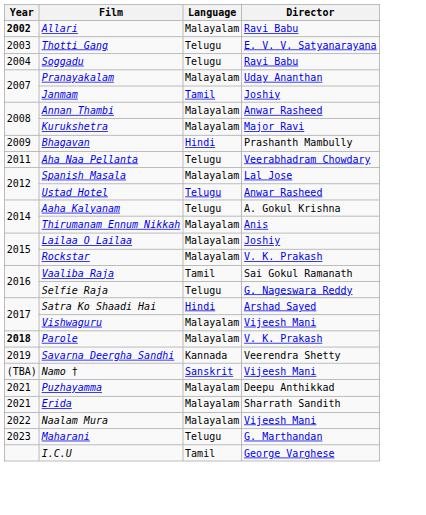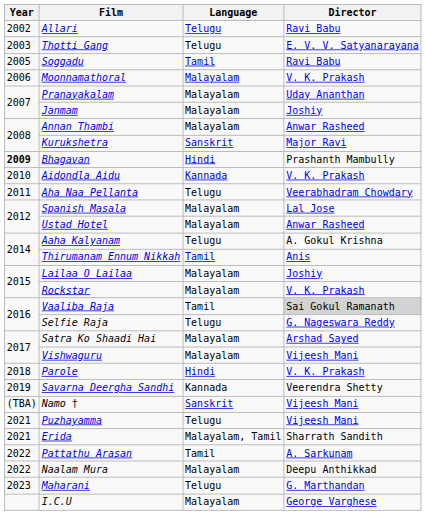(19, 29) bold -> (19, 29) normal
(212, 29) Malayalam -> (203, 29) Telugu
(19, 61) 2004 -> (19, 61) 2005
(203, 61) Telugu -> (200, 61) Tamil
+ row: (84, 78)
(200, 94) Tamil -> (212, 110) Malayalam
(212, 127) Malayalam -> (209, 143) Sanskrit
(19, 143) normal -> (19, 159) bold
+ row: (81, 176)
(203, 192) Telugu -> (212, 225) Malayalam
(212, 225) Malayalam -> (200, 257) Tamil
(298, 274) no background -> (340, 306) lightgrey background
(200, 306) Hindi -> (212, 339) Malayalam
(19, 339) bold -> (19, 371) normal
(212, 339) Malayalam -> (200, 371) Hindi
(212, 388) Malayalam -> (203, 420) Telugu
(289, 388) Deepu Anthikkad -> (322, 420) Vijeesh Mani
(212, 404) Malayalam -> (233, 437) Malayalam, Tamil
+ row: (87, 453)
(280, 420) Vijeesh Mani -> (331, 469) Deepu Anthikkad
(200, 453) Tamil -> (212, 502) Malayalam
